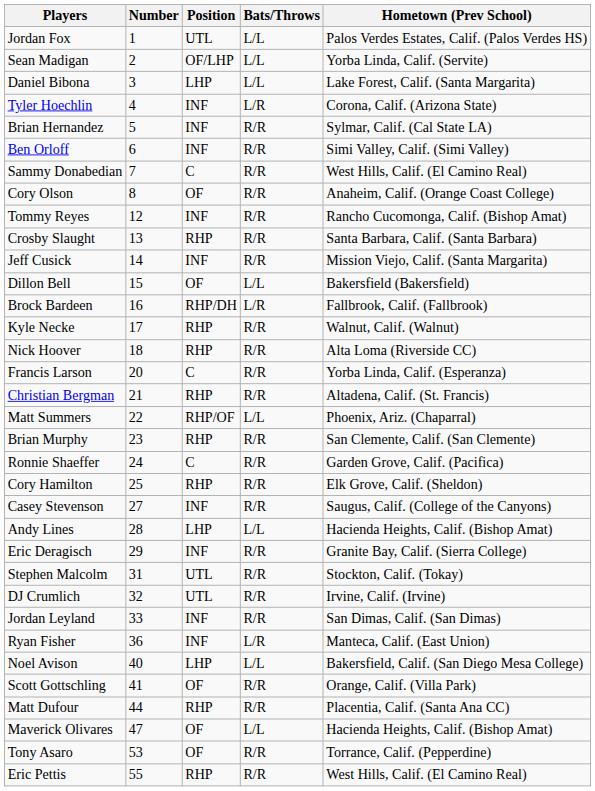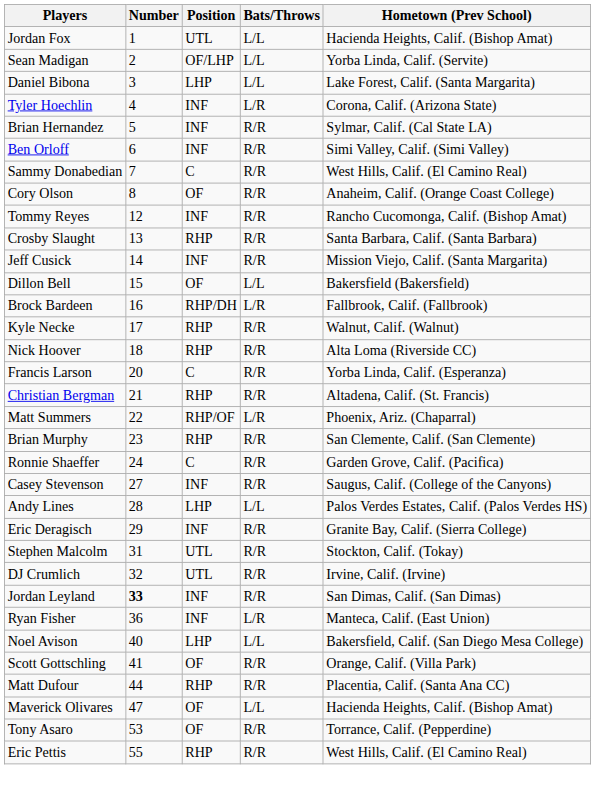(457, 37) Palos Verdes Estates, Calif. (Palos Verdes HS) -> (439, 37) Hacienda Heights, Calif. (Bishop Amat)
(254, 417) L/L -> (254, 417) L/R
- row: (50, 484)
(439, 529) Hacienda Heights, Calif. (Bishop Amat) -> (457, 506) Palos Verdes Estates, Calif. (Palos Verdes HS)
(136, 618) normal -> (136, 596) bold
